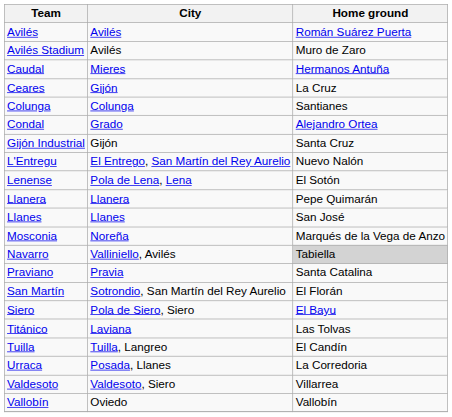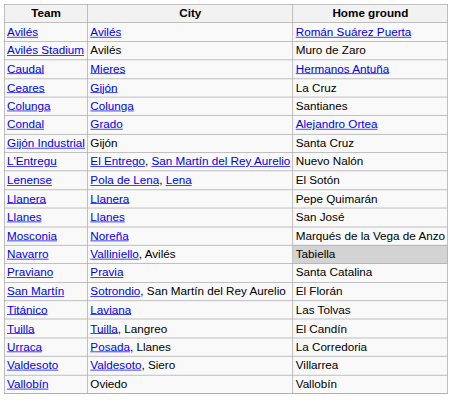- row: (21, 310)
